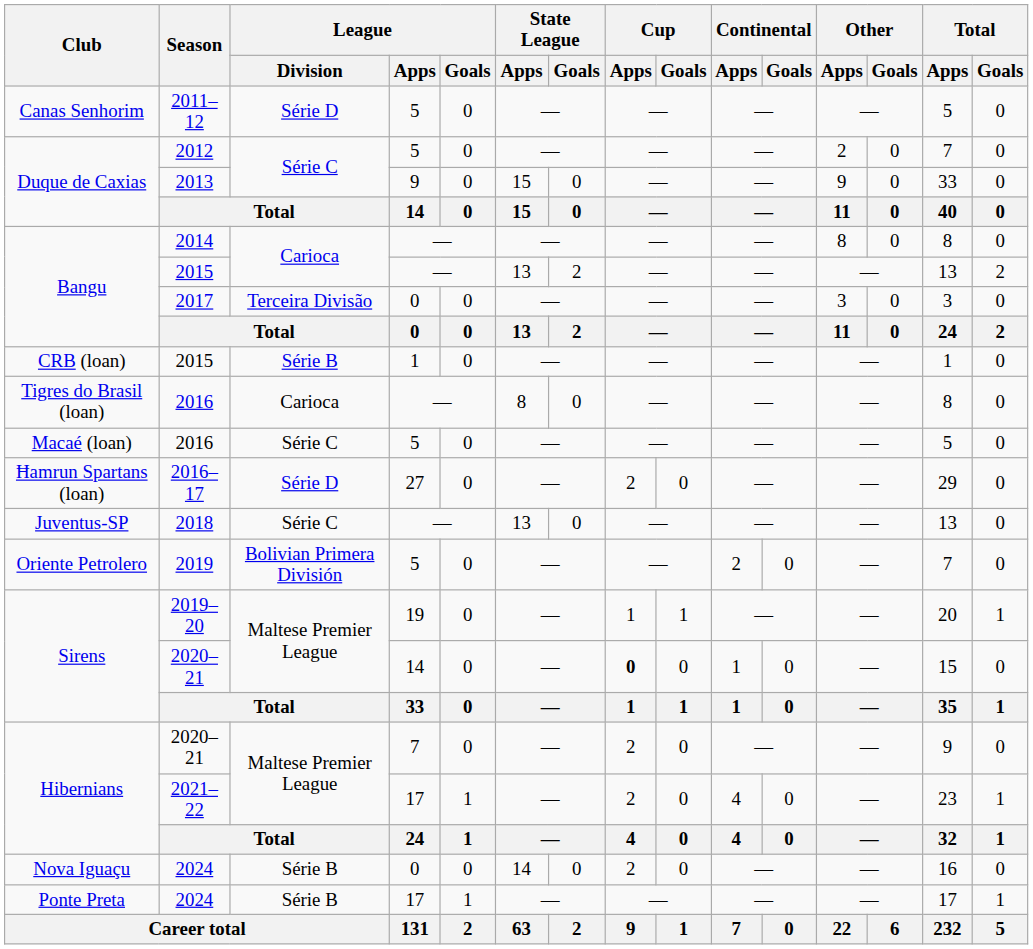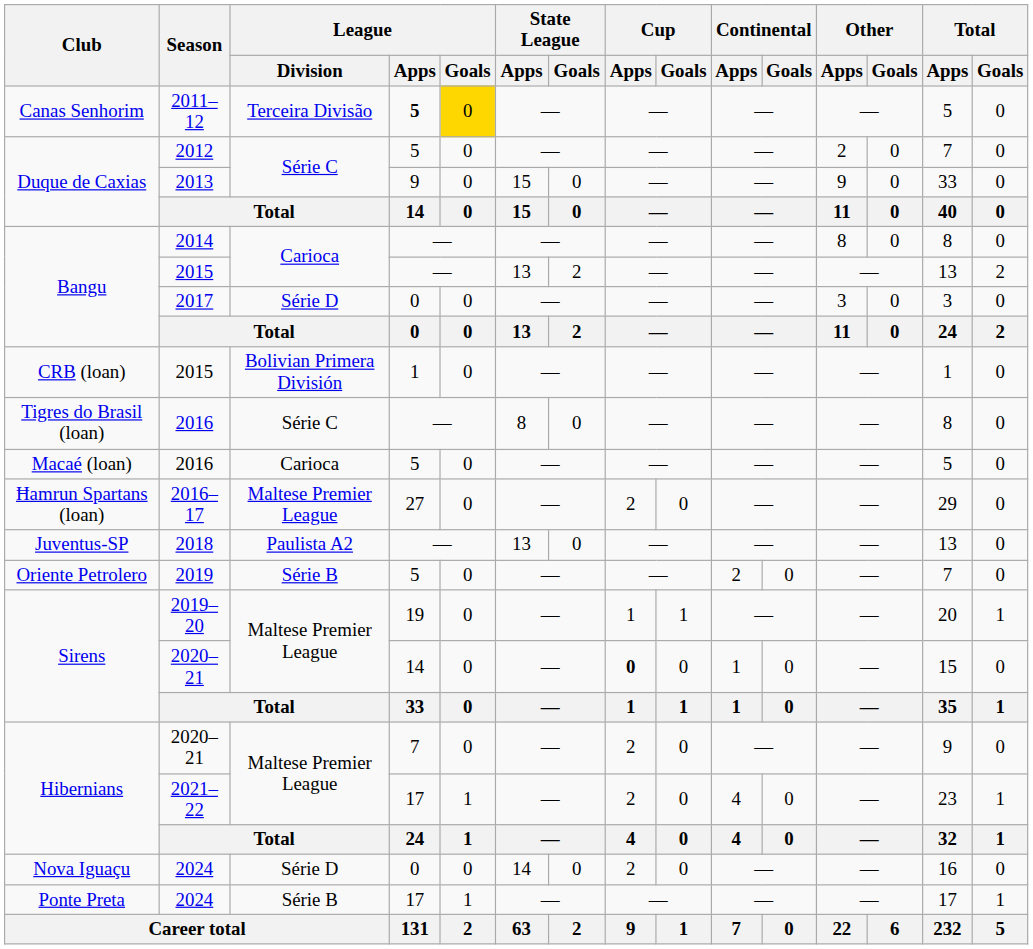(310, 111) Série D -> (310, 111) Terceira Divisão
(415, 111) normal -> (415, 111) bold
(468, 111) no background -> (468, 111) gold background
(310, 301) Terceira Divisão -> (310, 301) Série D
(310, 361) Série B -> (310, 371) Bolivian Primera División
(310, 401) Carioca -> (310, 423) Série C
(310, 442) Série C -> (310, 463) Carioca
(310, 483) Série D -> (310, 504) Maltese Premier League
(310, 523) Série C -> (310, 544) Paulista A2
(310, 564) Bolivian Primera División -> (310, 574) Série B
(310, 869) Série B -> (310, 869) Série D
